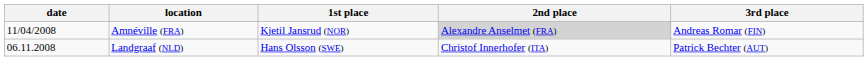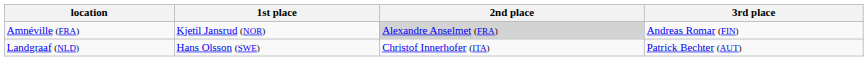- column: (57, 13)
